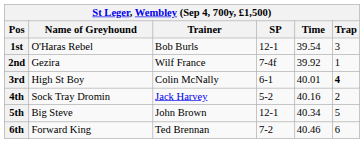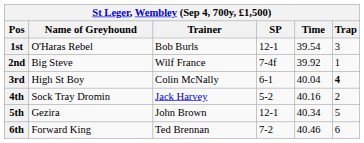(46, 63) Gezira -> (52, 63) Big Steve
(309, 79) 40.01 -> (309, 79) 40.04
(52, 113) Big Steve -> (46, 113) Gezira
